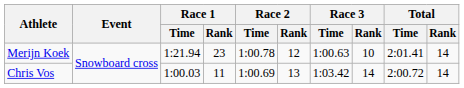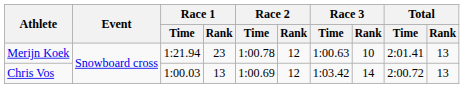(443, 53) 14 -> (443, 53) 13
(219, 73) 11 -> (219, 73) 13
(294, 73) 13 -> (294, 73) 12
(443, 73) 14 -> (443, 73) 13
